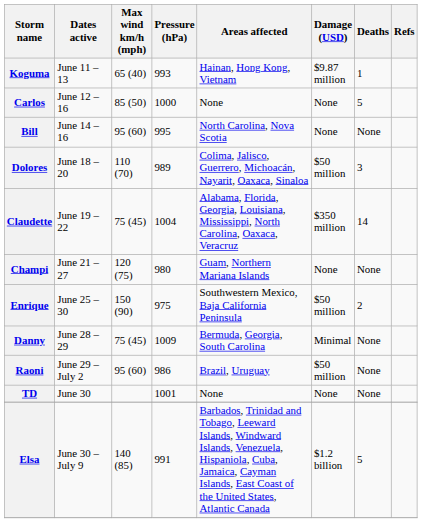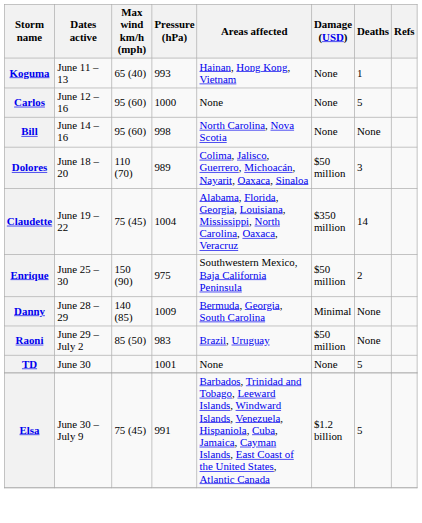(330, 73) $9.87 million -> (326, 73) None
(130, 102) 85 (50) -> (130, 102) 95 (60)
(163, 132) 995 -> (163, 132) 998
- row: (30, 269)
(130, 340) 75 (45) -> (123, 311) 140 (85)
(130, 370) 95 (60) -> (130, 340) 85 (50)
(163, 370) 986 -> (163, 340) 983
(369, 393) None -> (360, 364) 5
(123, 459) 140 (85) -> (130, 430) 75 (45)
